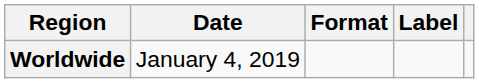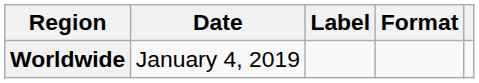columns swapped: (349, 22) <-> (428, 22)
